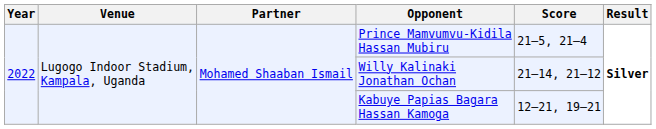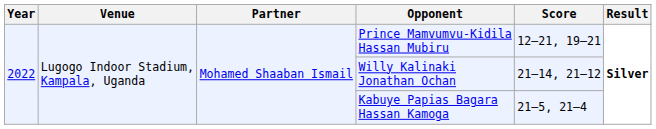(552, 40) 21–5, 21–4 -> (559, 40) 12–21, 19–21
(559, 107) 12–21, 19–21 -> (552, 107) 21–5, 21–4
